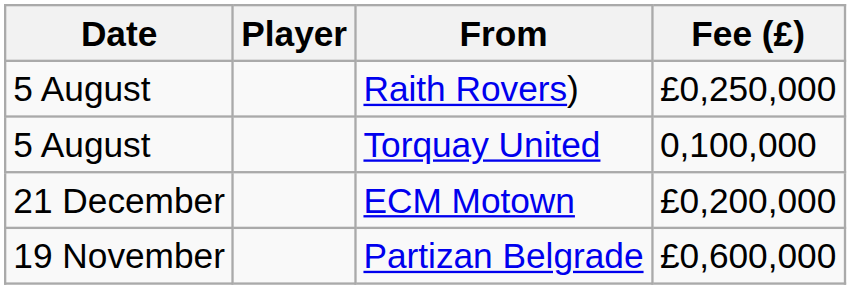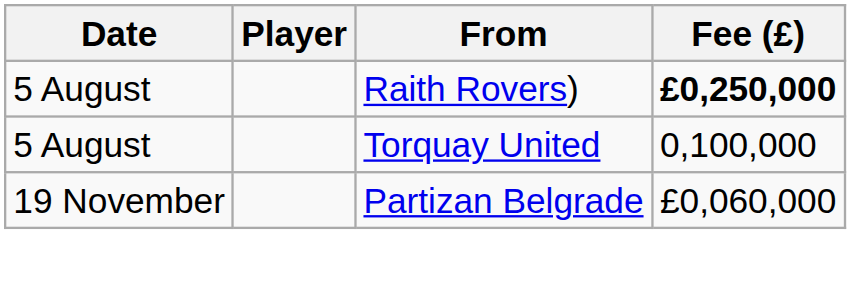(748, 89) normal -> (748, 89) bold
- row: (469, 201)
(748, 257) £0,600,000 -> (748, 201) £0,060,000
